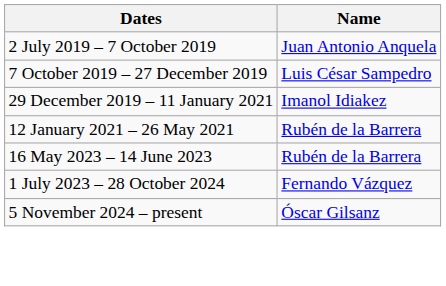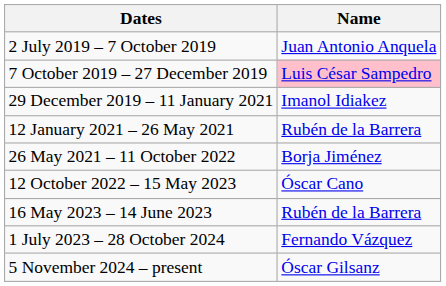(356, 73) no background -> (356, 73) pink background
+ row: (122, 156)
+ row: (122, 184)
